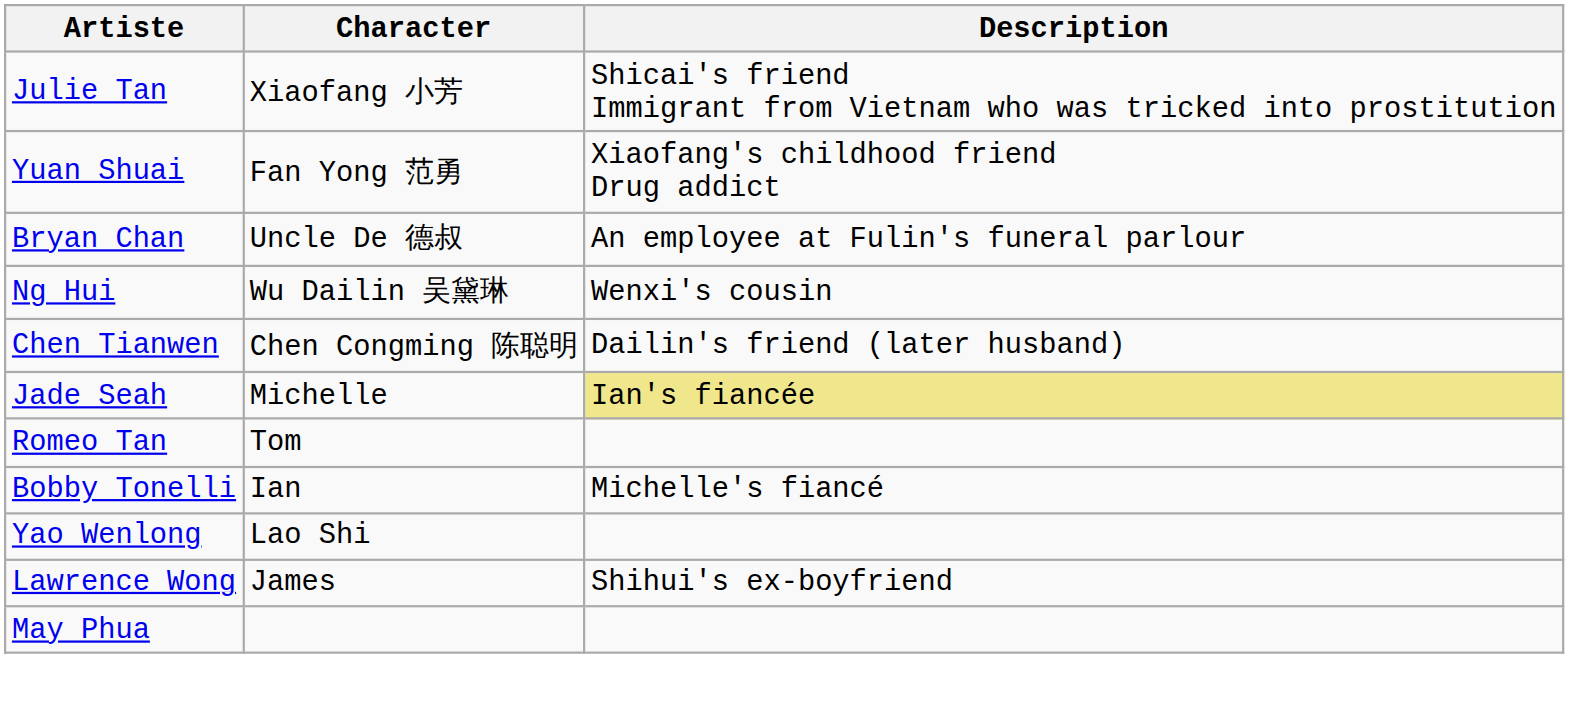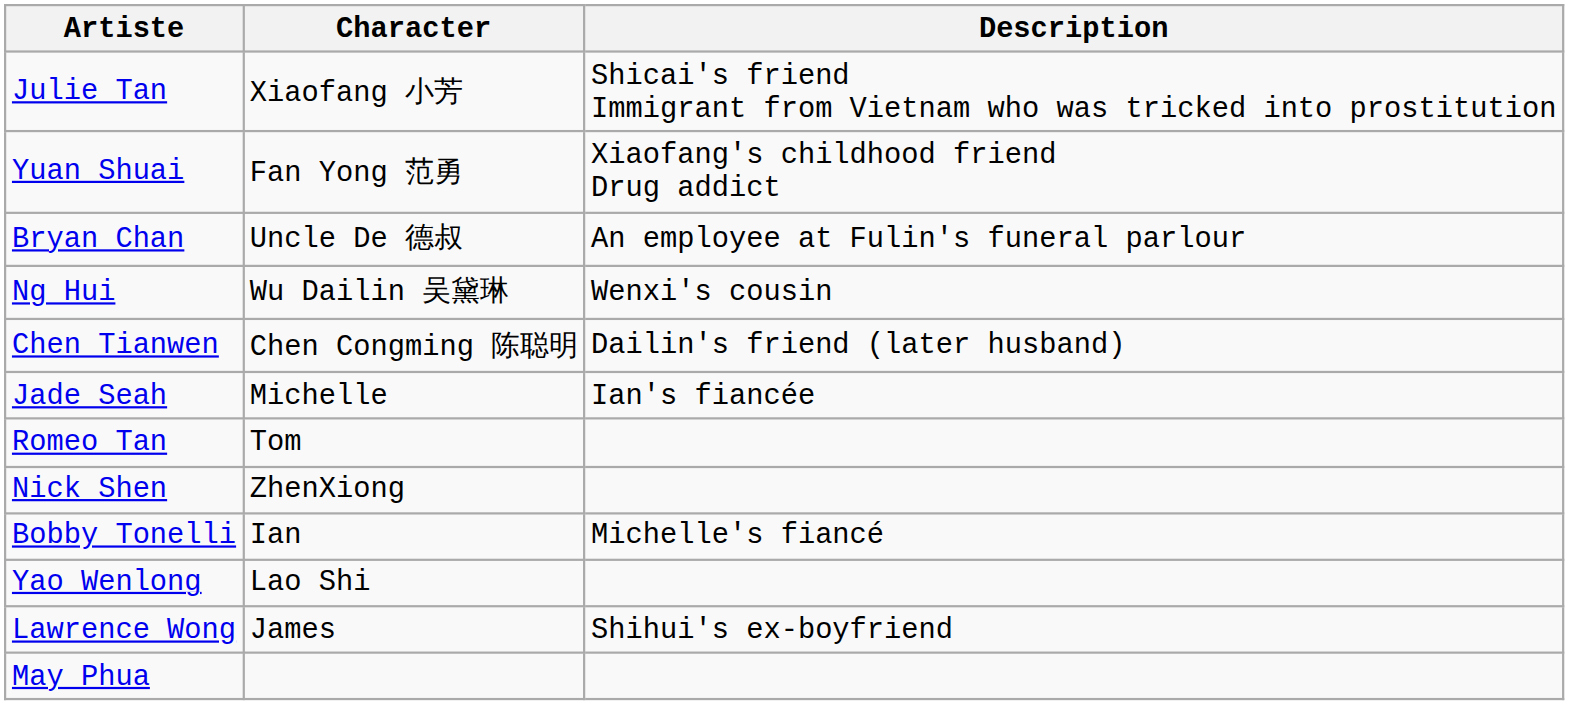(703, 396) khaki background -> (703, 396) no background
+ row: (90, 489)
